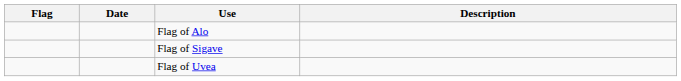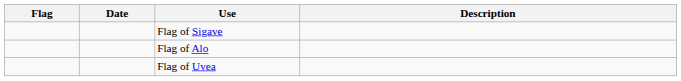rows swapped: (183, 31) <-> (190, 48)
